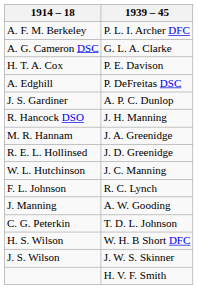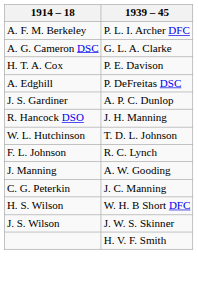- row: (40, 135)
- row: (47, 153)
(135, 170) J. C. Manning -> (140, 135) T. D. L. Johnson
(140, 223) T. D. L. Johnson -> (135, 188) J. C. Manning
